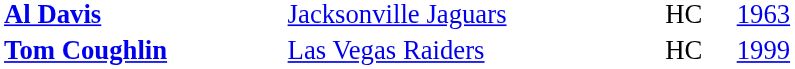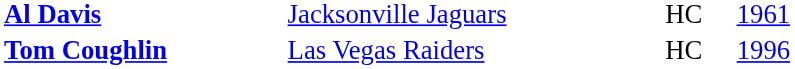(763, 14) 1963 -> (763, 14) 1961
(763, 50) 1999 -> (763, 50) 1996
